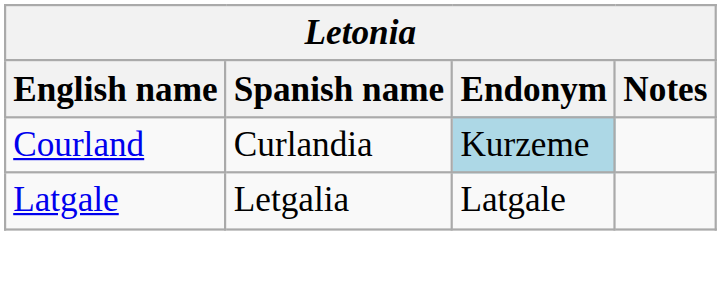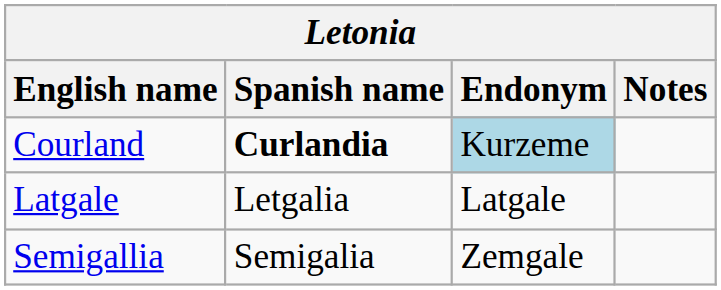(303, 144) normal -> (311, 144) bold
+ row: (88, 255)
